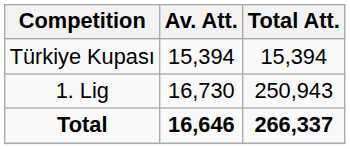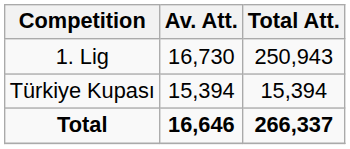rows swapped: (82, 90) <-> (82, 56)
